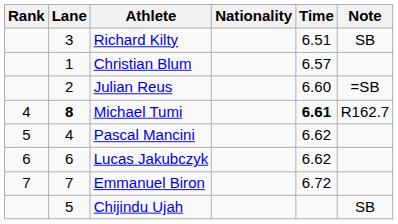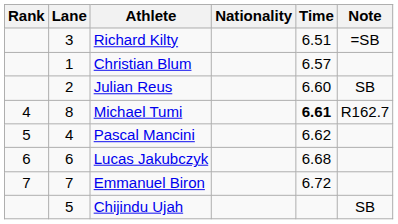(365, 40) SB -> (365, 40) =SB
(365, 87) =SB -> (365, 87) SB
(69, 111) bold -> (69, 111) normal
(316, 159) 6.62 -> (316, 159) 6.68
